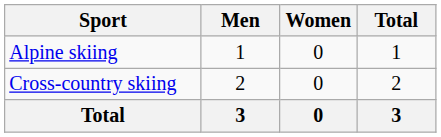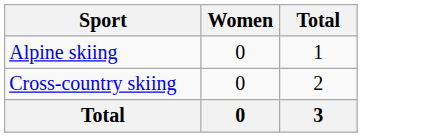- column: (240, 20)
